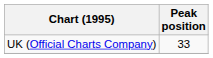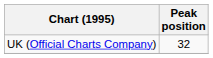(184, 44) 33 -> (184, 44) 32
